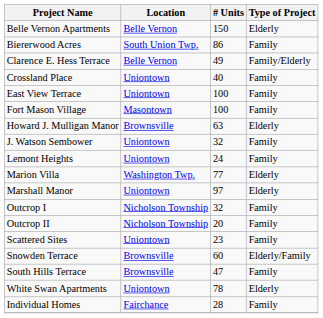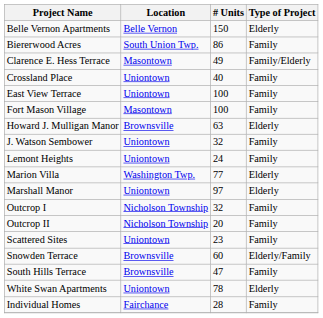(150, 61) Belle Vernon -> (148, 61) Masontown
